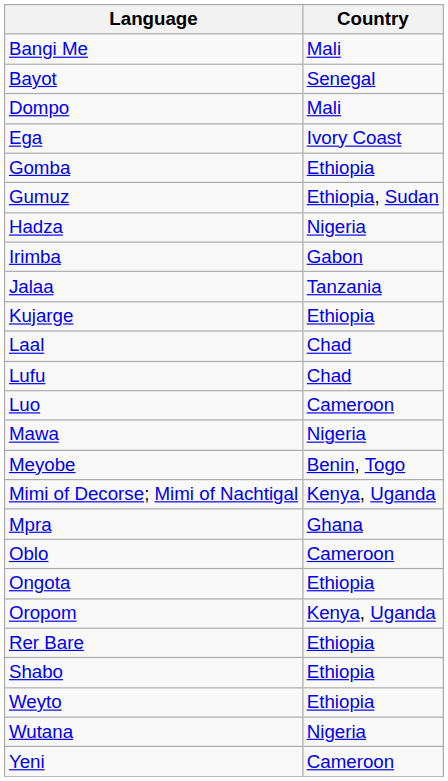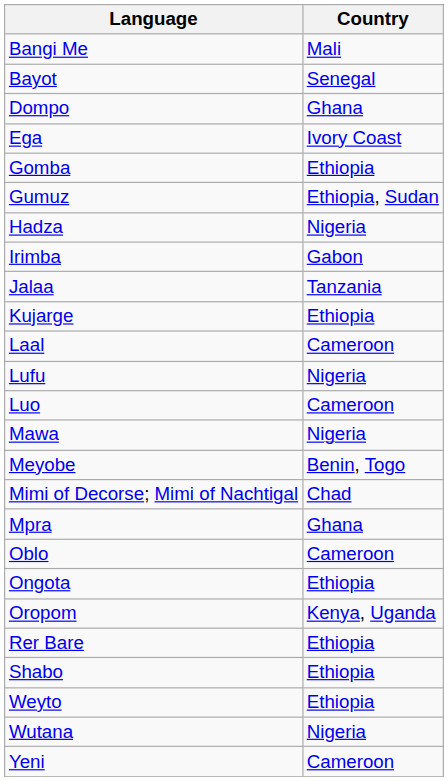(324, 108) Mali -> (335, 108) Ghana
(329, 345) Chad -> (350, 345) Cameroon
(329, 375) Chad -> (336, 375) Nigeria
(371, 494) Kenya, Uganda -> (329, 494) Chad
